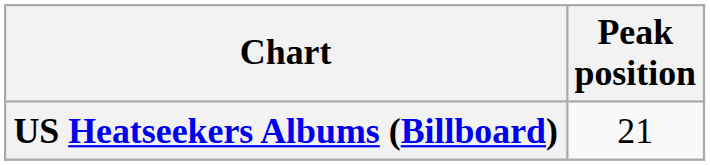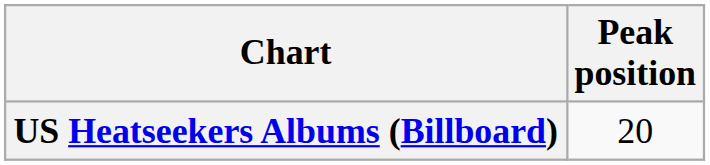(635, 130) 21 -> (635, 130) 20
